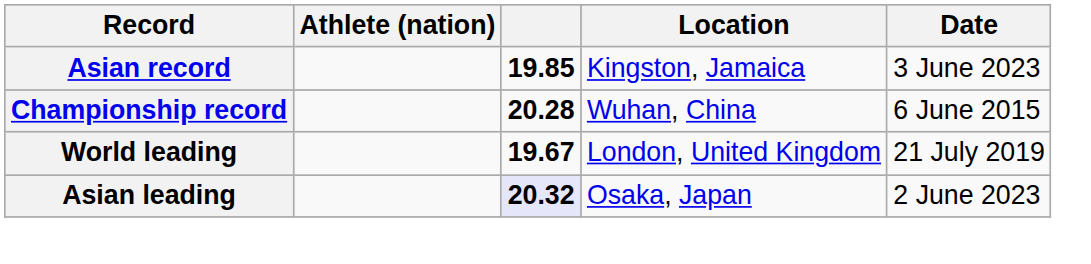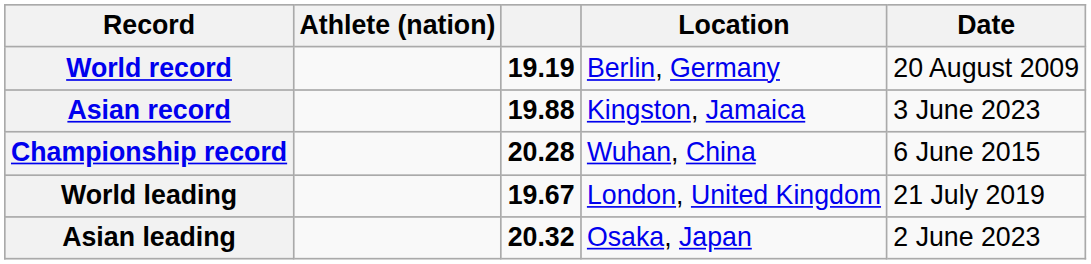+ row: (149, 68)
(541, 68) 19.85 -> (541, 110) 19.88
(541, 195) lavender background -> (541, 237) no background
